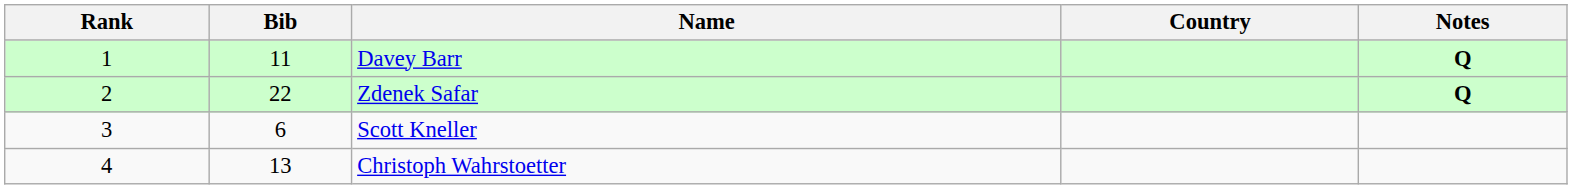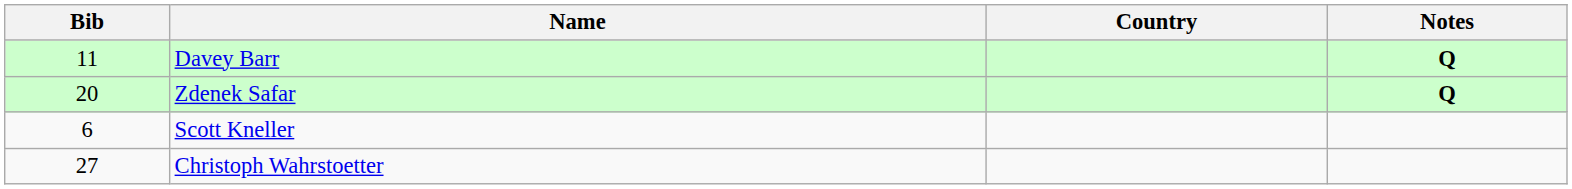- column: (107, 22)
(280, 93) 22 -> (87, 93) 20
(280, 165) 13 -> (87, 165) 27
